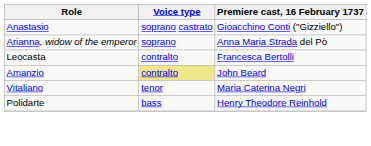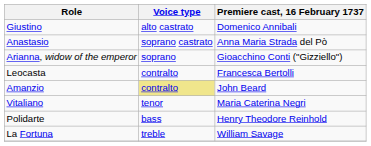+ row: (24, 27)
(280, 27) Gioacchino Conti ("Gizziello") -> (272, 42) Anna Maria Strada del Pò
(272, 42) Anna Maria Strada del Pò -> (280, 57) Gioacchino Conti ("Gizziello")
+ row: (30, 133)
